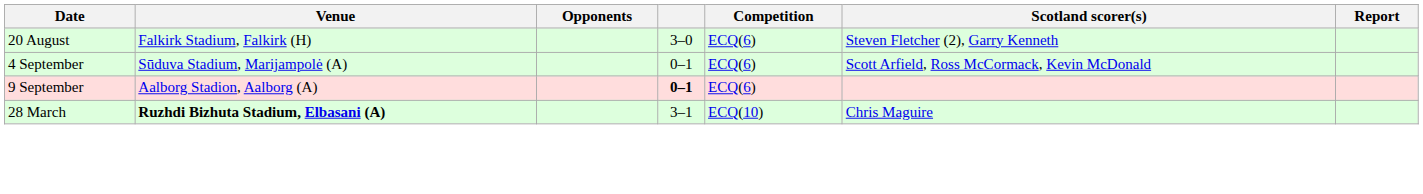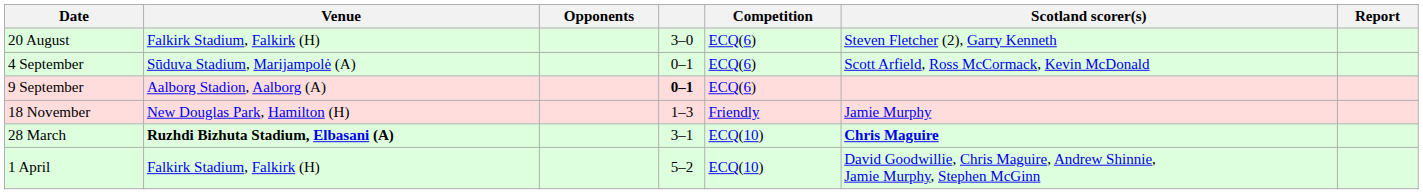+ row: (49, 111)
(889, 111) normal -> (891, 135) bold
+ row: (29, 168)
